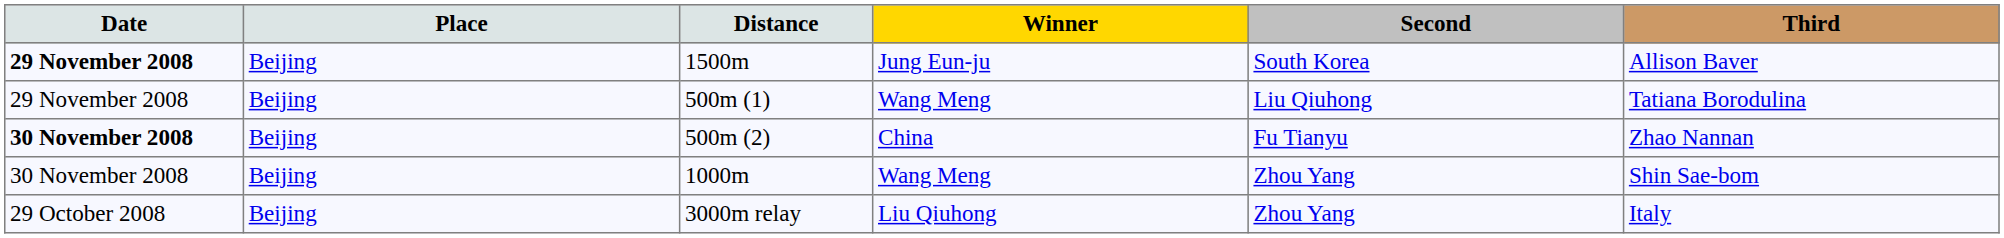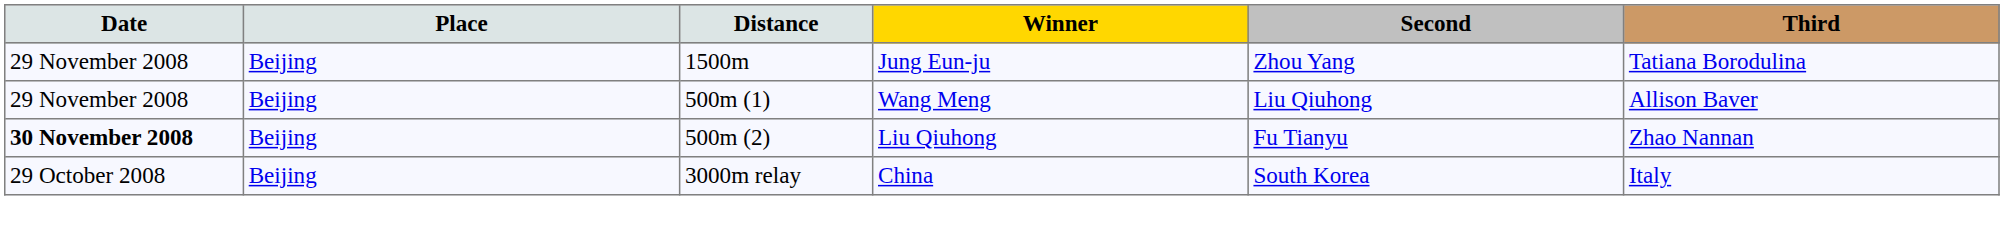(102, 61) bold -> (99, 61) normal
(1311, 61) South Korea -> (1304, 61) Zhou Yang
(1693, 61) Allison Baver -> (1718, 61) Tatiana Borodulina
(1718, 99) Tatiana Borodulina -> (1693, 99) Allison Baver
(906, 137) China -> (937, 137) Liu Qiuhong
- row: (717, 175)
(937, 213) Liu Qiuhong -> (906, 175) China
(1304, 213) Zhou Yang -> (1311, 175) South Korea
